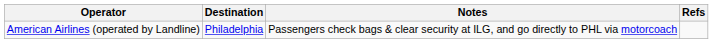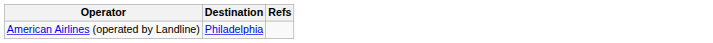- column: (473, 13)
